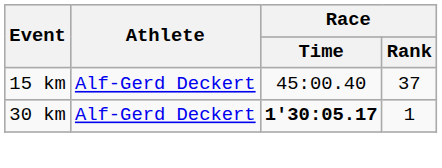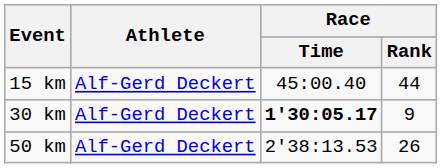(409, 84) 37 -> (409, 84) 44
(409, 115) 1 -> (409, 115) 9
+ row: (38, 147)
